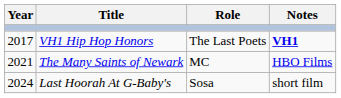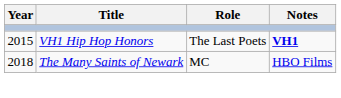(20, 41) 2017 -> (20, 41) 2015
(20, 61) 2021 -> (20, 61) 2018
- row: (105, 82)
